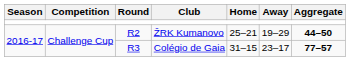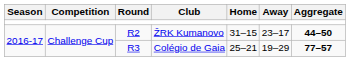(243, 32) 25–21 -> (243, 32) 31–15
(275, 32) 19–29 -> (275, 32) 23–17
(243, 48) 31–15 -> (243, 48) 25–21
(275, 48) 23–17 -> (275, 48) 19–29
